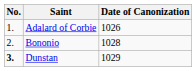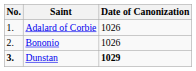(111, 43) 1028 -> (111, 43) 1026
(111, 58) normal -> (111, 58) bold
